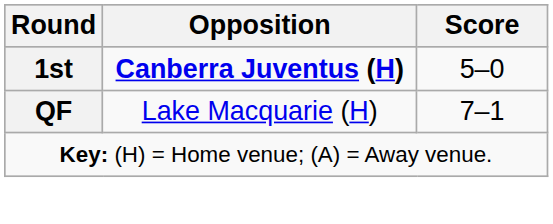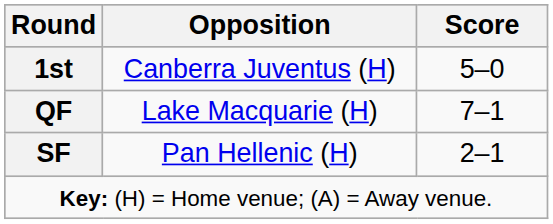(260, 68) bold -> (260, 68) normal
+ row: (54, 153)
